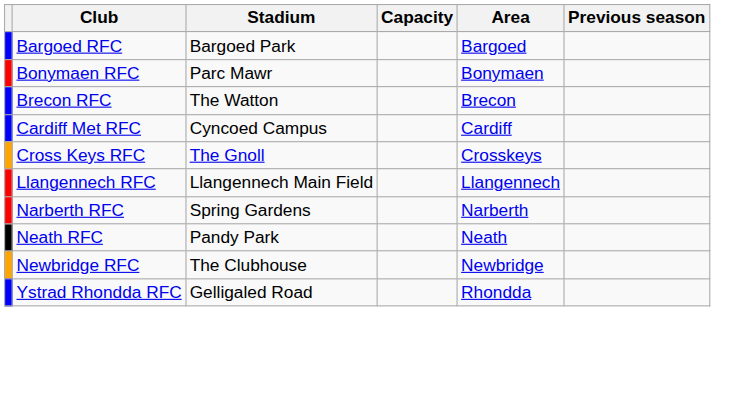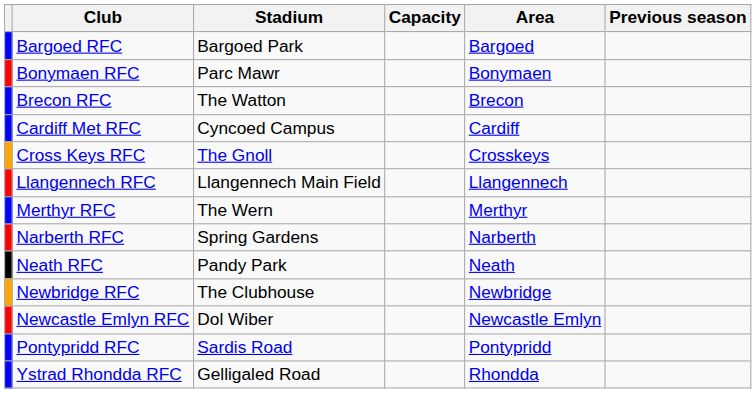+ row: (66, 210)
+ row: (103, 319)
+ row: (78, 347)
